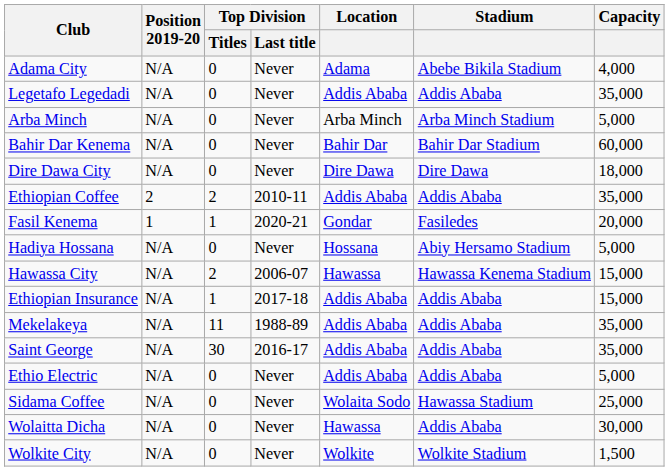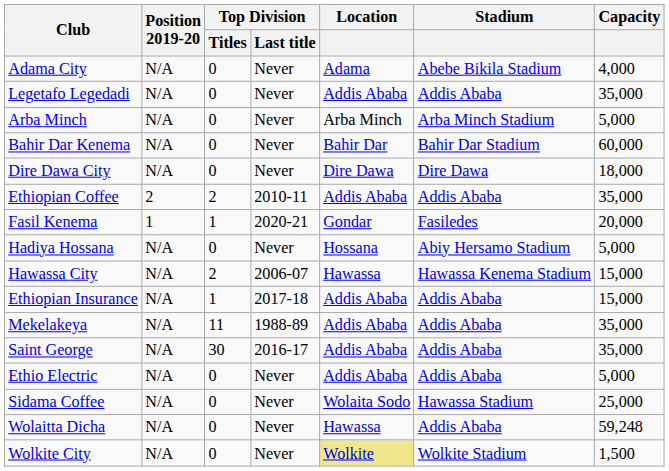(621, 427) 30,000 -> (621, 427) 59,248
(349, 453) no background -> (349, 453) khaki background
